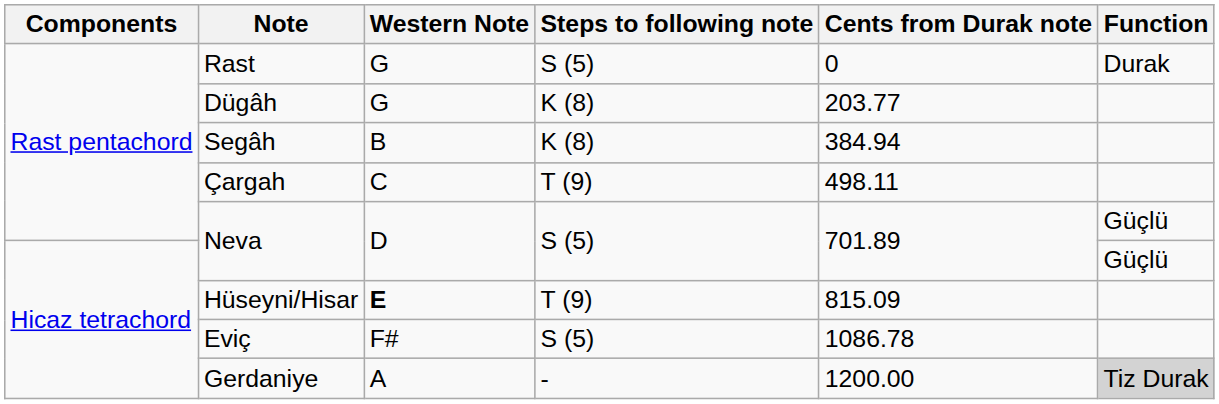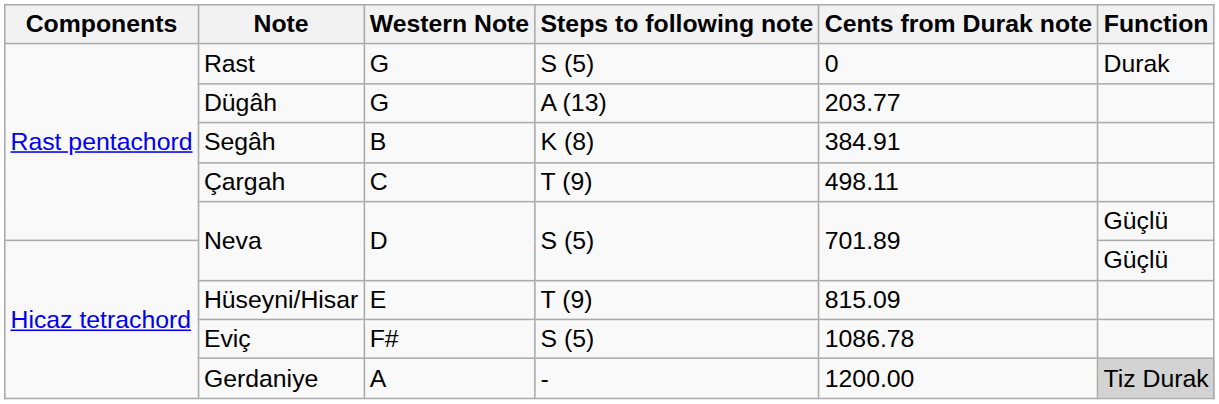(567, 102) K (8) -> (574, 102) A (13)
(863, 142) 384.94 -> (863, 142) 384.91
(378, 299) bold -> (378, 299) normal
